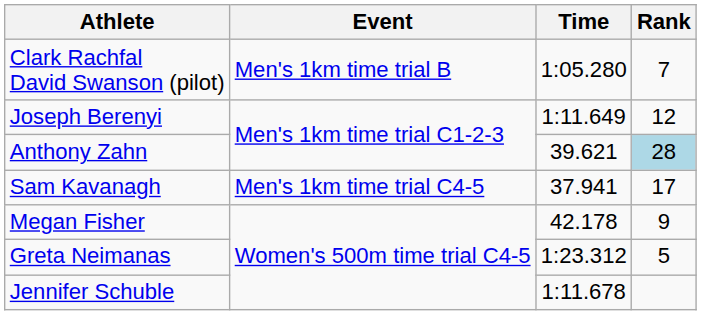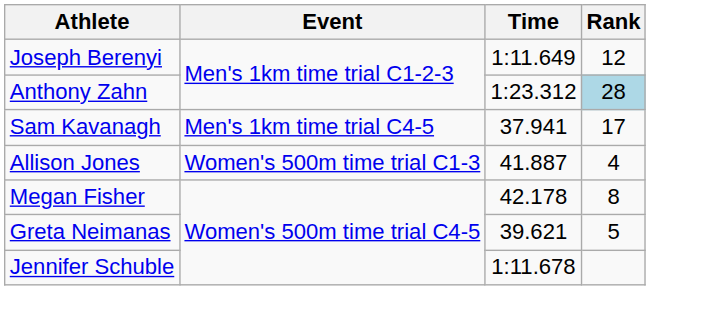- row: (117, 69)
(584, 151) 39.621 -> (533, 92) 1:23.312
+ row: (75, 162)
(664, 221) 9 -> (614, 197) 8
(584, 256) 1:23.312 -> (533, 232) 39.621
